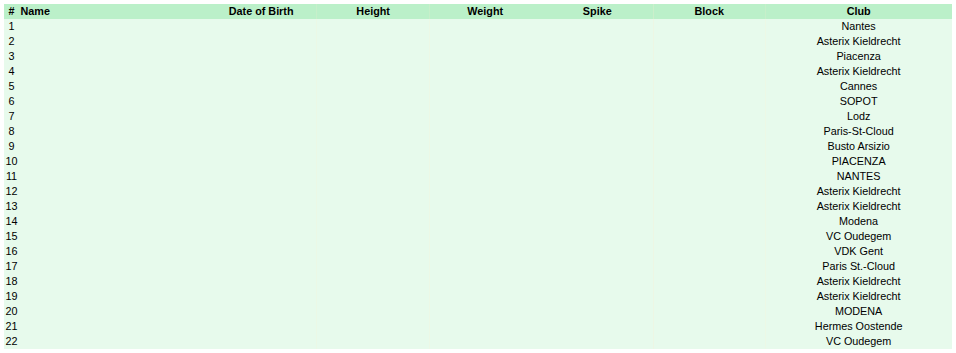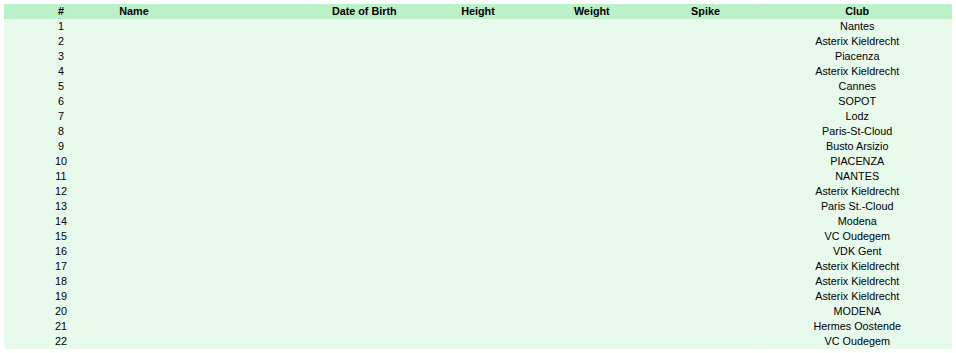- column: (709, 12)
(859, 206) Asterix Kieldrecht -> (857, 206) Paris St.-Cloud
(859, 266) Paris St.-Cloud -> (857, 266) Asterix Kieldrecht
